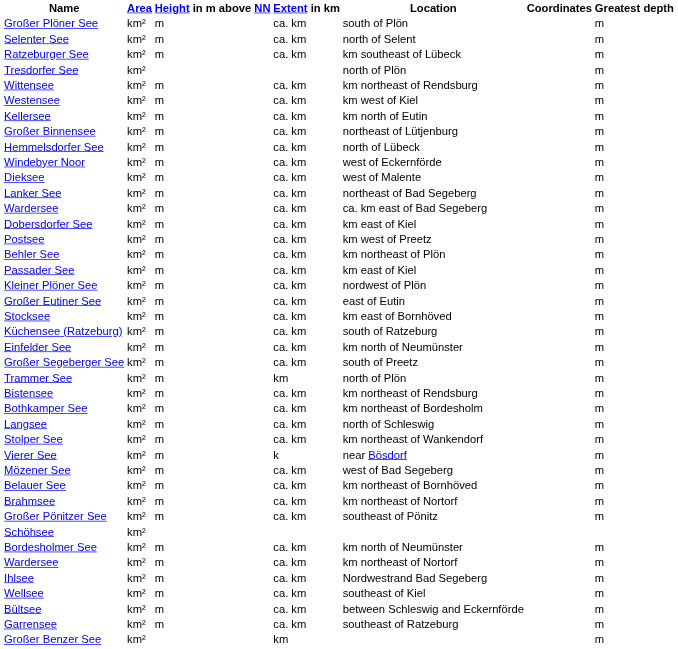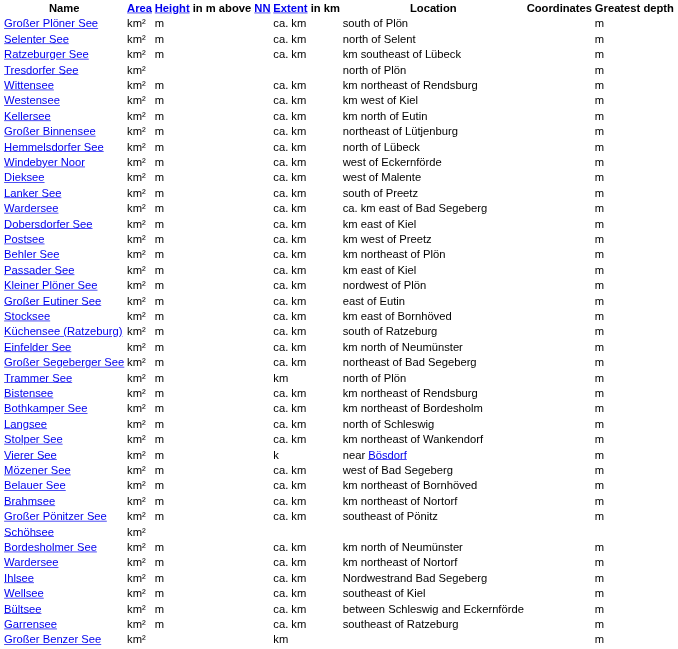(410, 193) northeast of Bad Segeberg -> (380, 193) south of Preetz
(380, 362) south of Preetz -> (410, 362) northeast of Bad Segeberg
